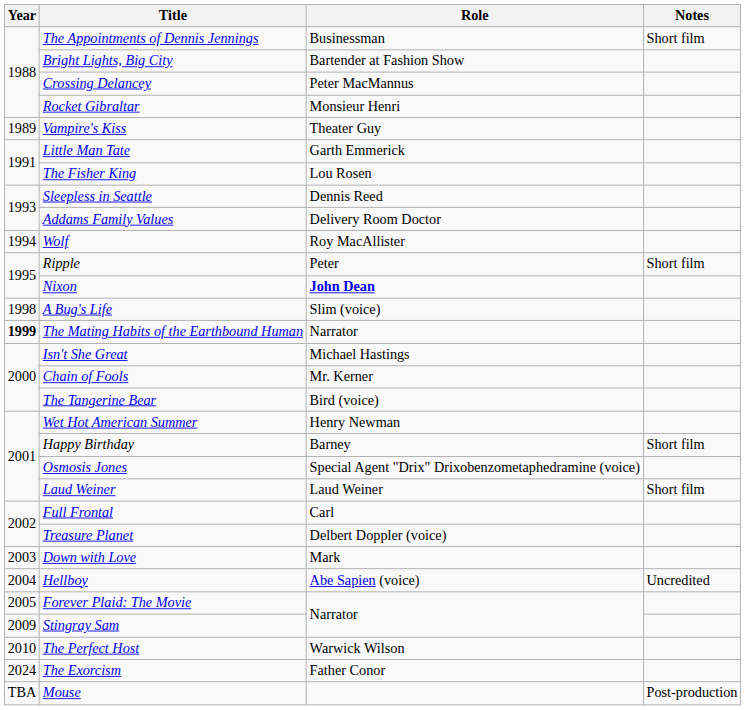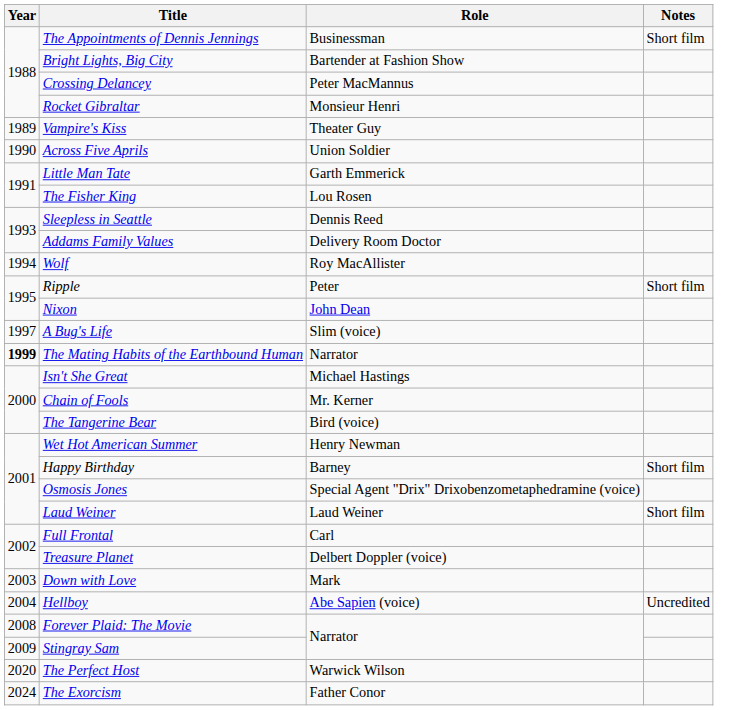+ row: (95, 151)
(342, 286) bold -> (340, 309) normal
(22, 309) 1998 -> (22, 331) 1997
(22, 602) 2005 -> (22, 625) 2008
(22, 648) 2010 -> (22, 670) 2020
- row: (62, 693)
